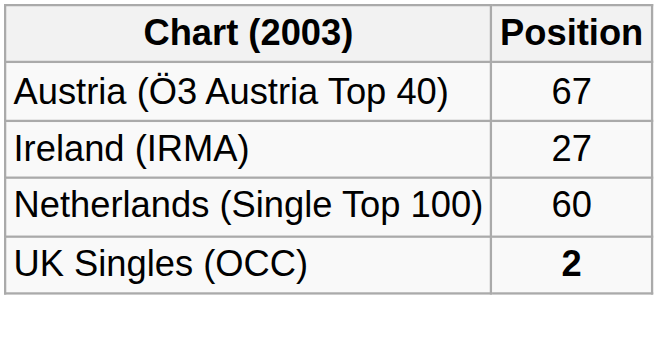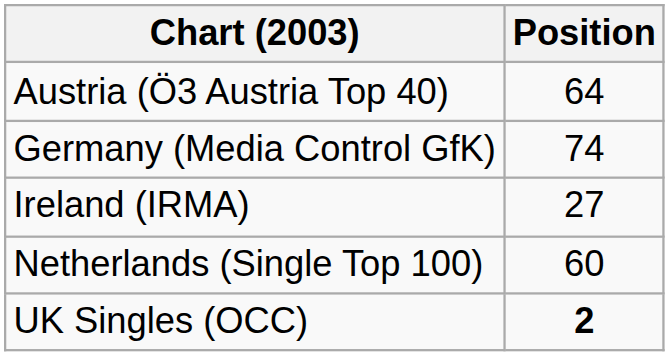(572, 90) 67 -> (584, 90) 64
+ row: (255, 148)
